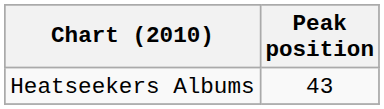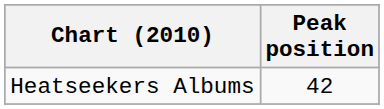(320, 86) 43 -> (320, 86) 42
